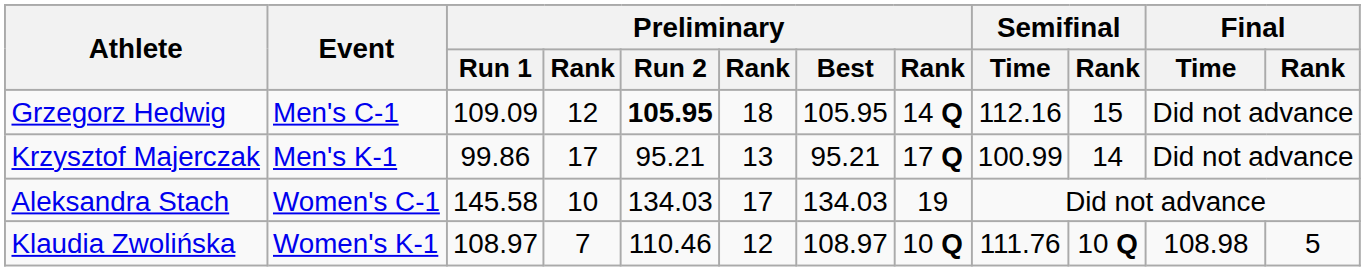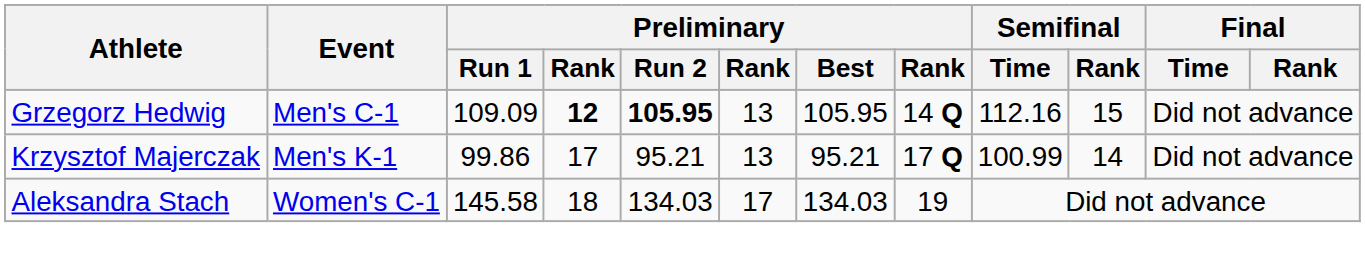(583, 113) normal -> (583, 113) bold
(758, 113) 18 -> (758, 113) 13
(583, 200) 10 -> (583, 200) 18
- row: (123, 244)
